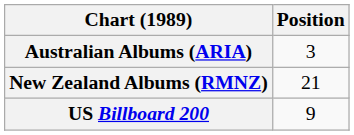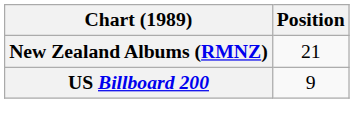- row: (138, 51)
